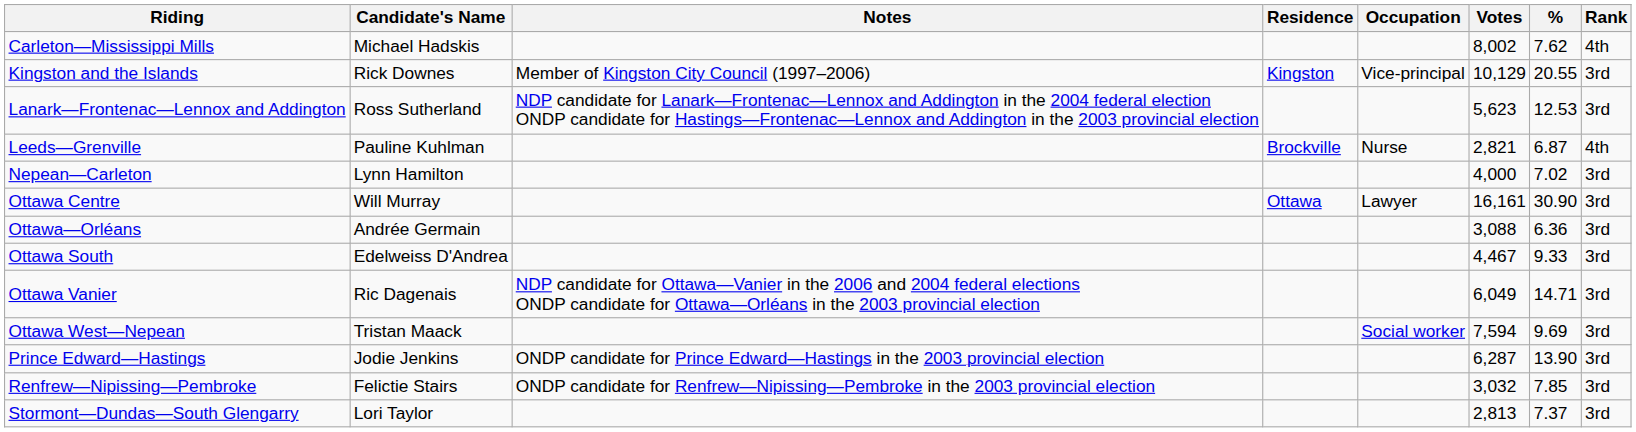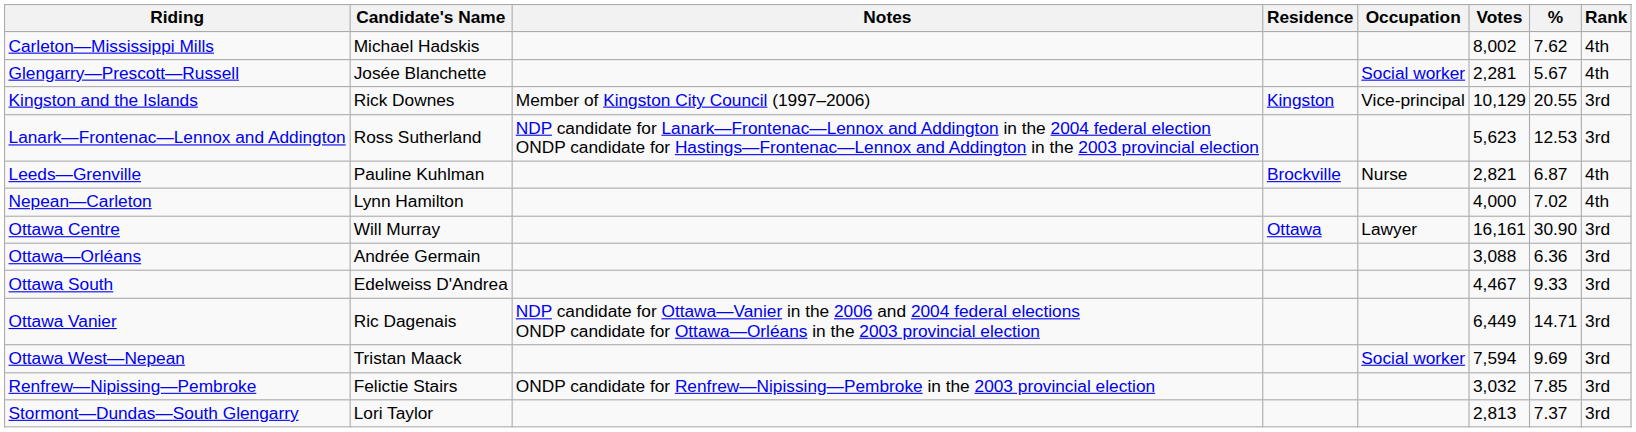+ row: (124, 73)
(1598, 174) 3rd -> (1597, 202) 4th
(1495, 294) 6,049 -> (1495, 321) 6,449
- row: (107, 358)
